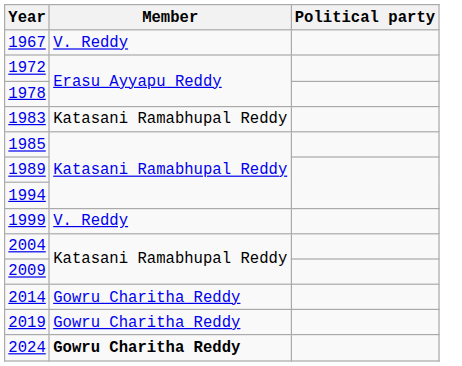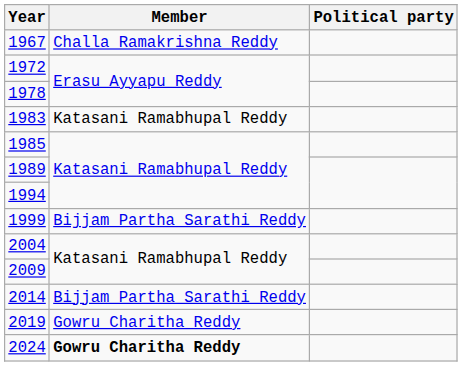(91, 43) V. Reddy -> (166, 43) Challa Ramakrishna Reddy
(91, 221) V. Reddy -> (180, 221) Bijjam Partha Sarathi Reddy
(147, 297) Gowru Charitha Reddy -> (180, 297) Bijjam Partha Sarathi Reddy
